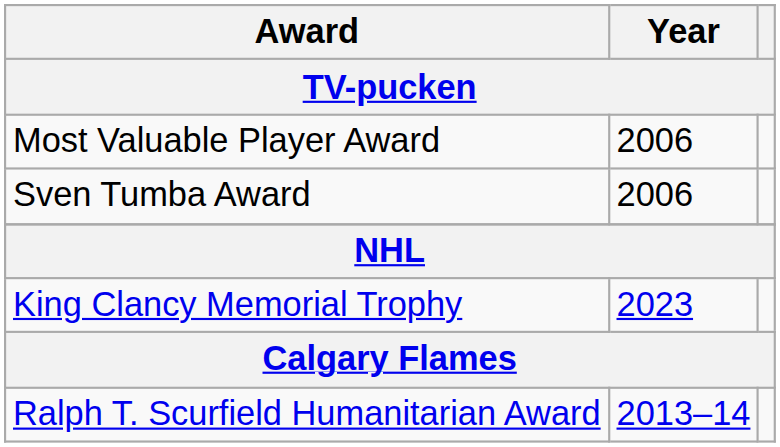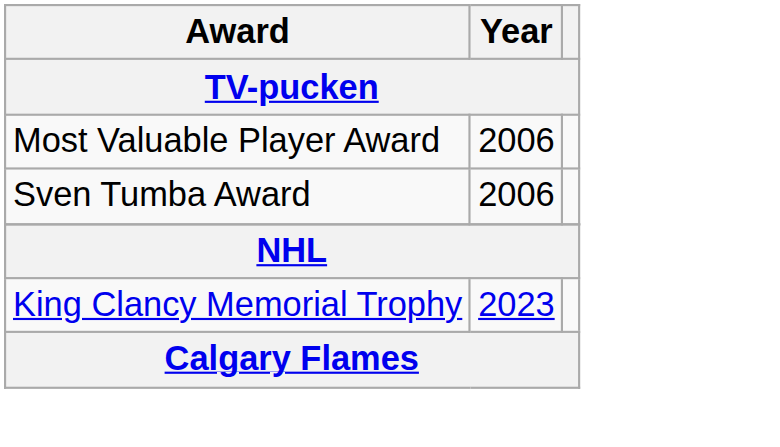- row: (307, 413)
